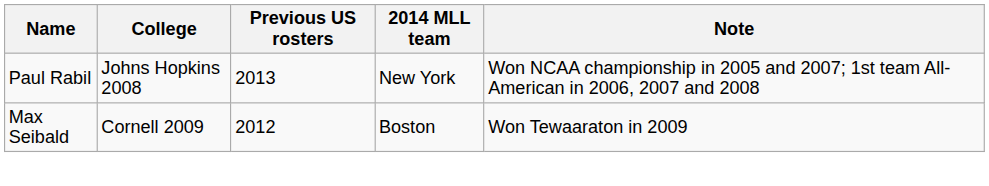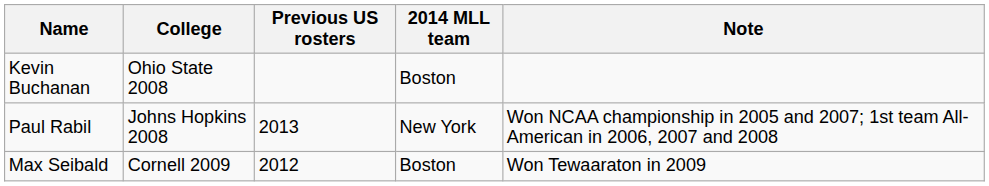+ row: (49, 78)
